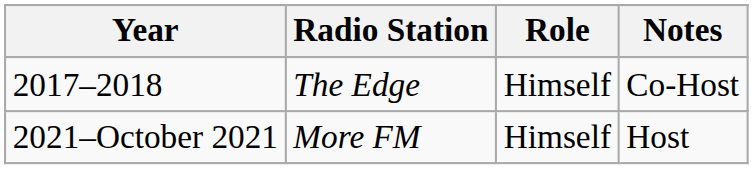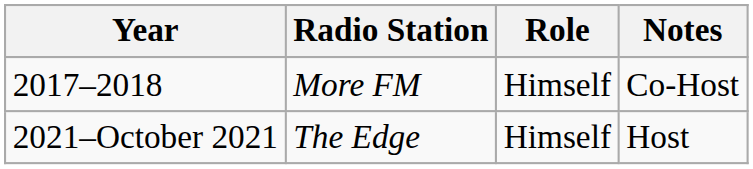(357, 83) The Edge -> (357, 83) More FM
(357, 136) More FM -> (357, 136) The Edge
